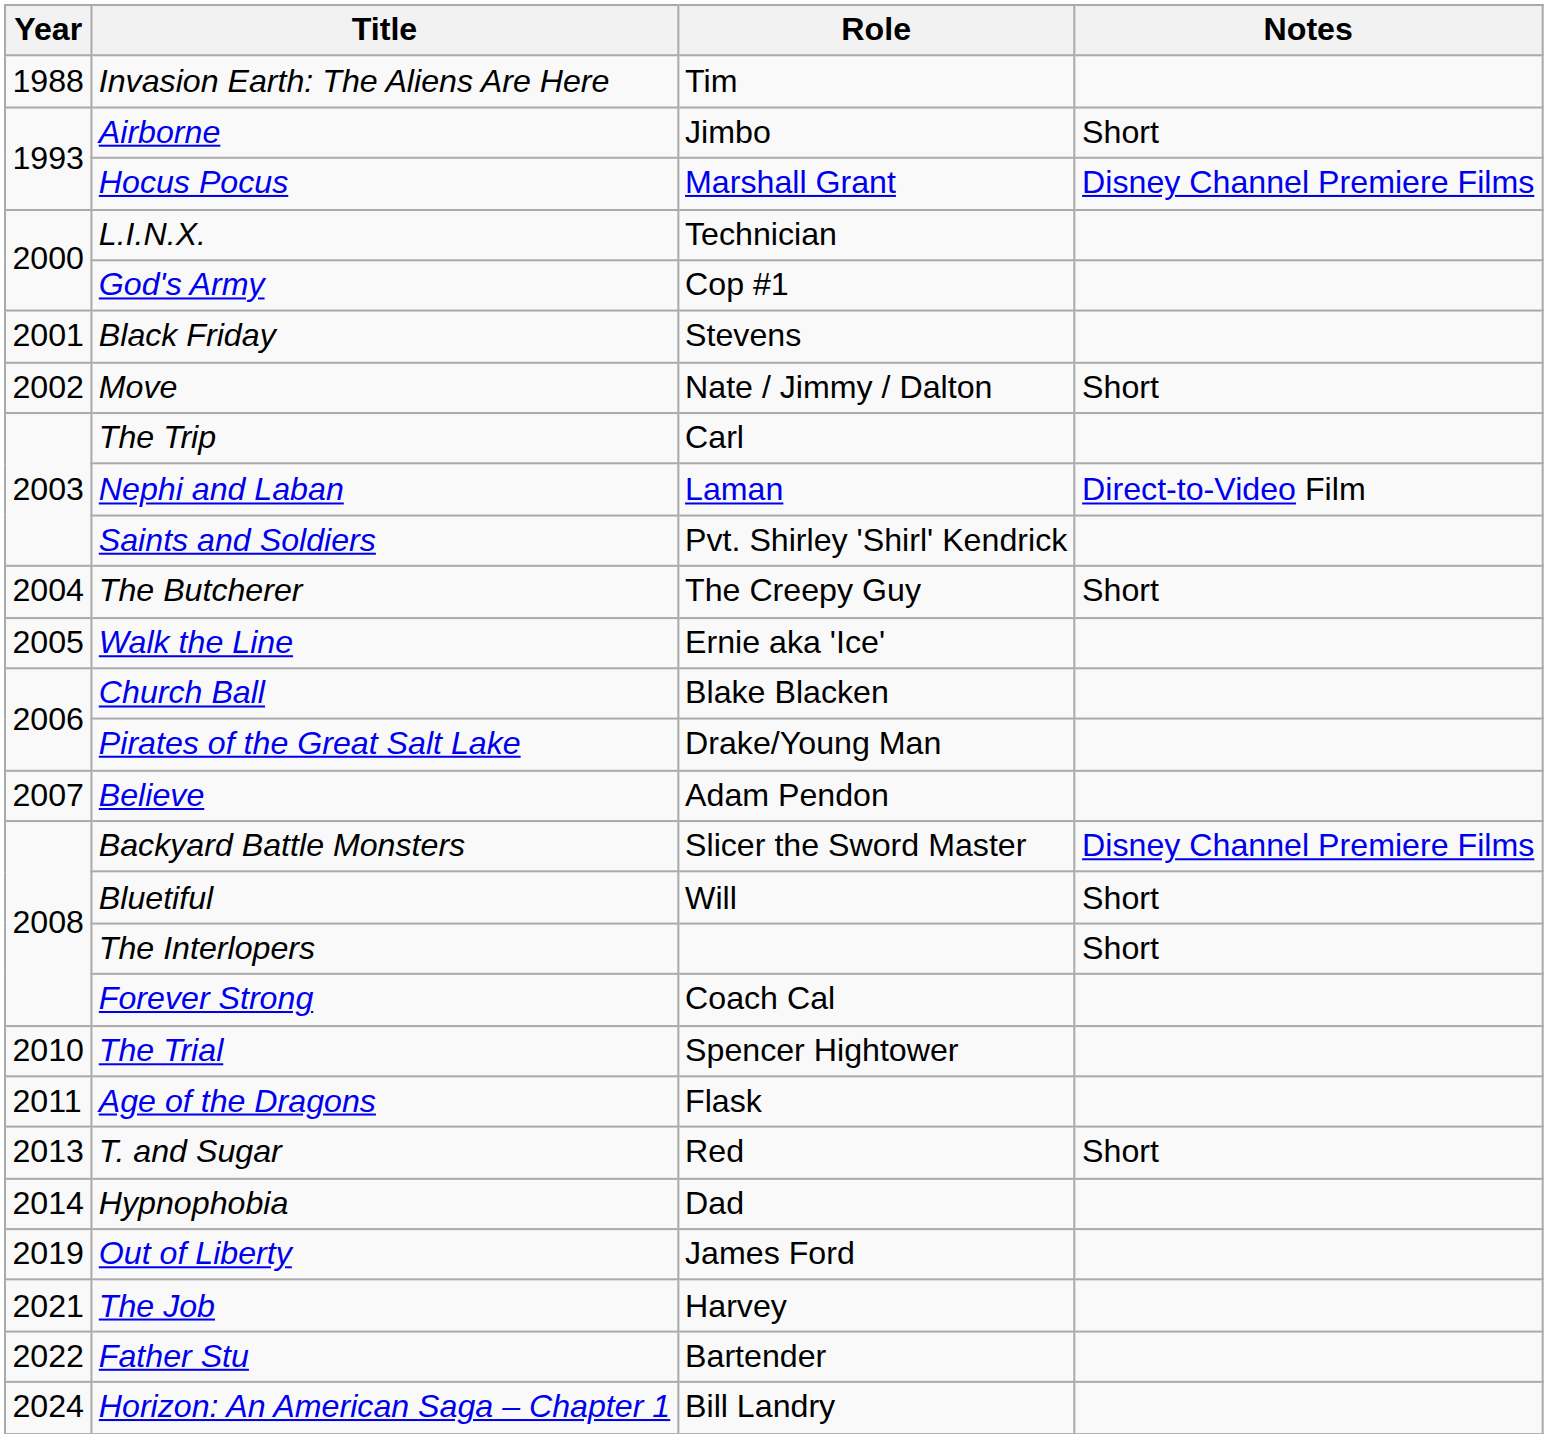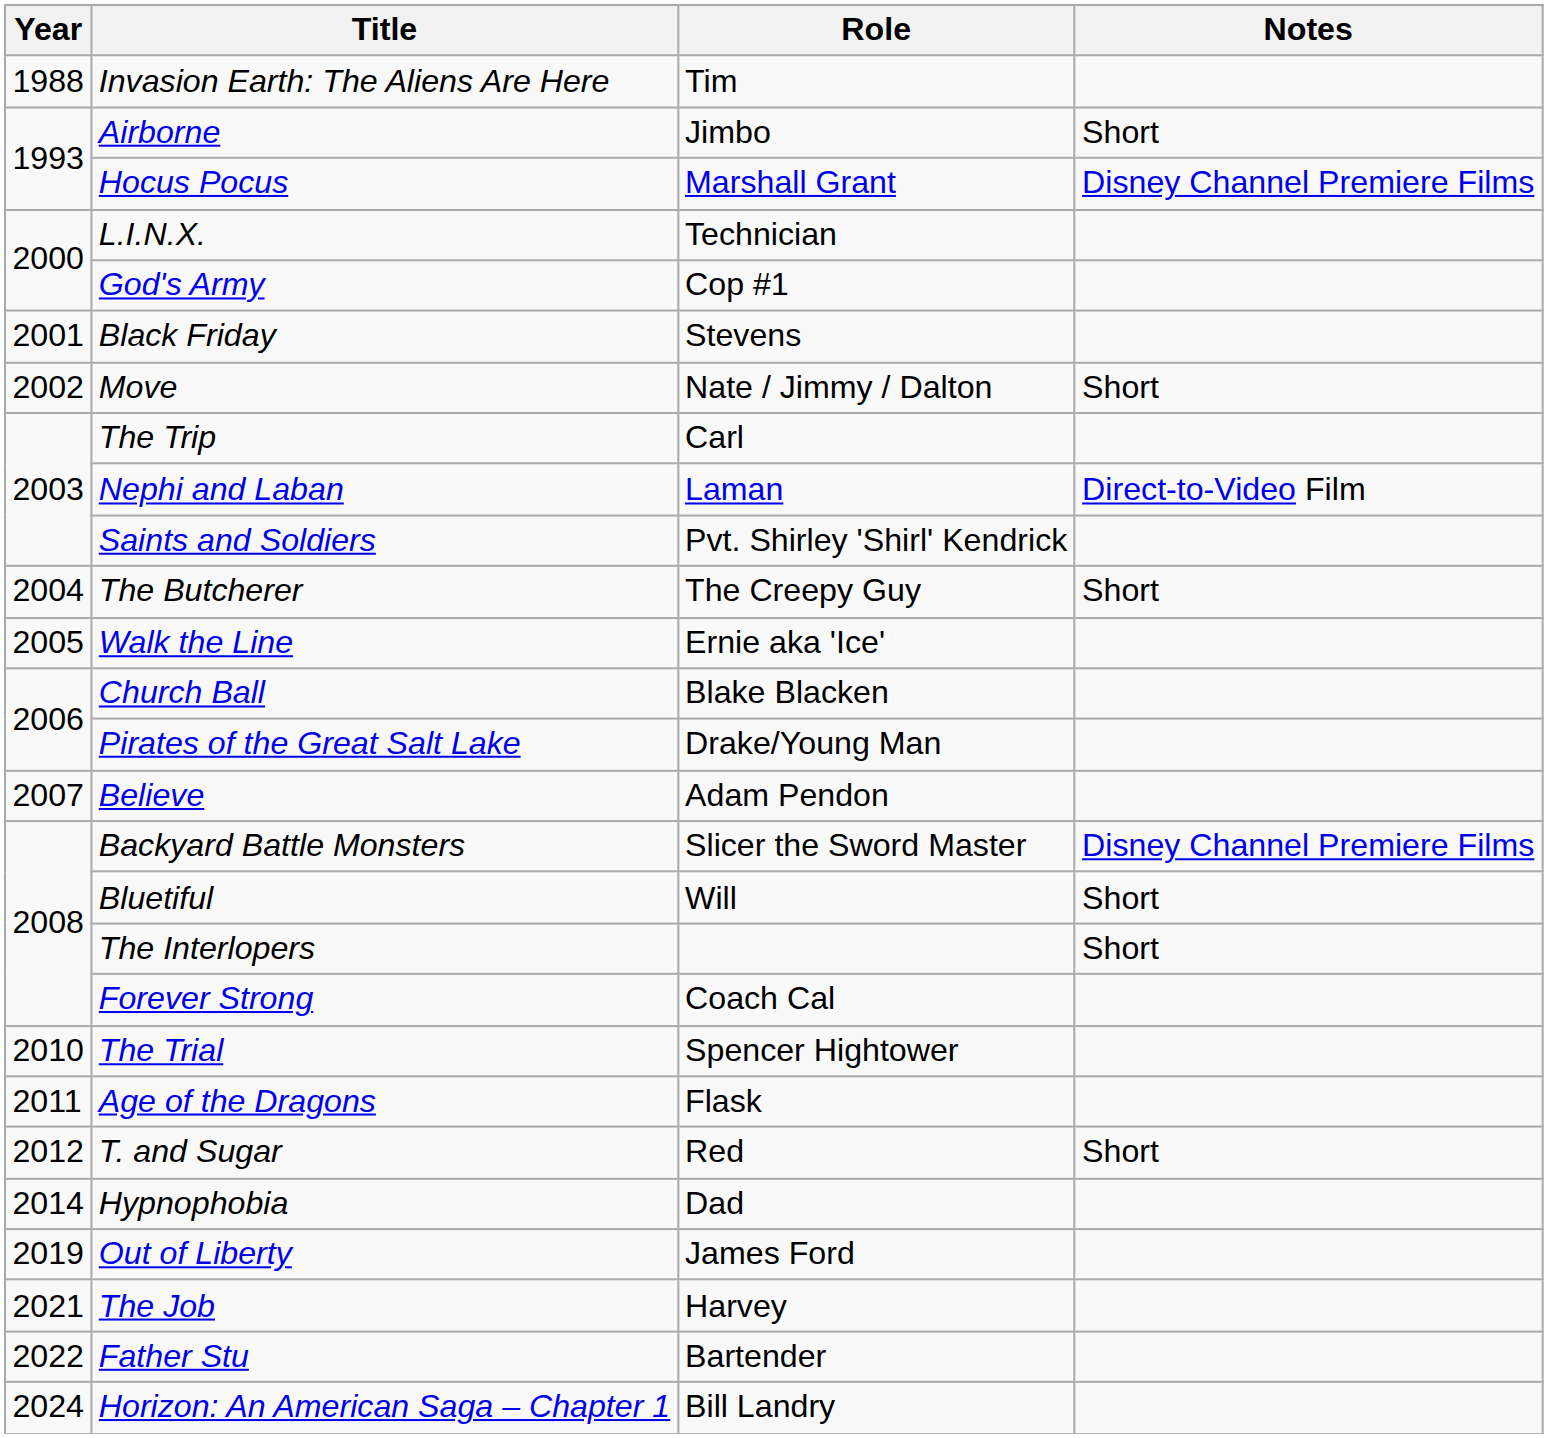(48, 1152) 2013 -> (48, 1152) 2012
